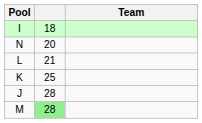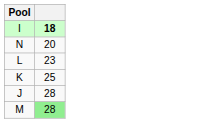- column: (131, 12)
(50, 28) normal -> (50, 28) bold
(50, 61) 21 -> (50, 61) 23
